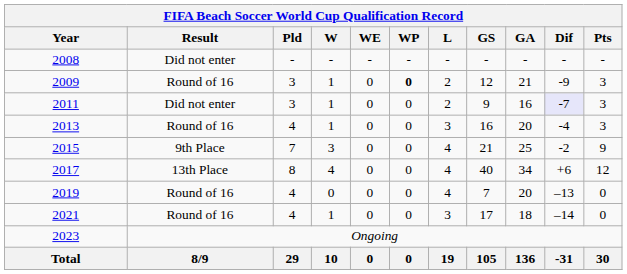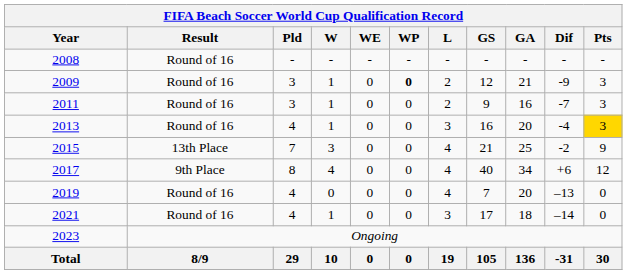(200, 60) Did not enter -> (200, 60) Round of 16
(200, 104) Did not enter -> (200, 104) Round of 16
(564, 104) lavender background -> (564, 104) no background
(603, 126) no background -> (603, 126) gold background
(200, 148) 9th Place -> (200, 148) 13th Place
(200, 170) 13th Place -> (200, 170) 9th Place
